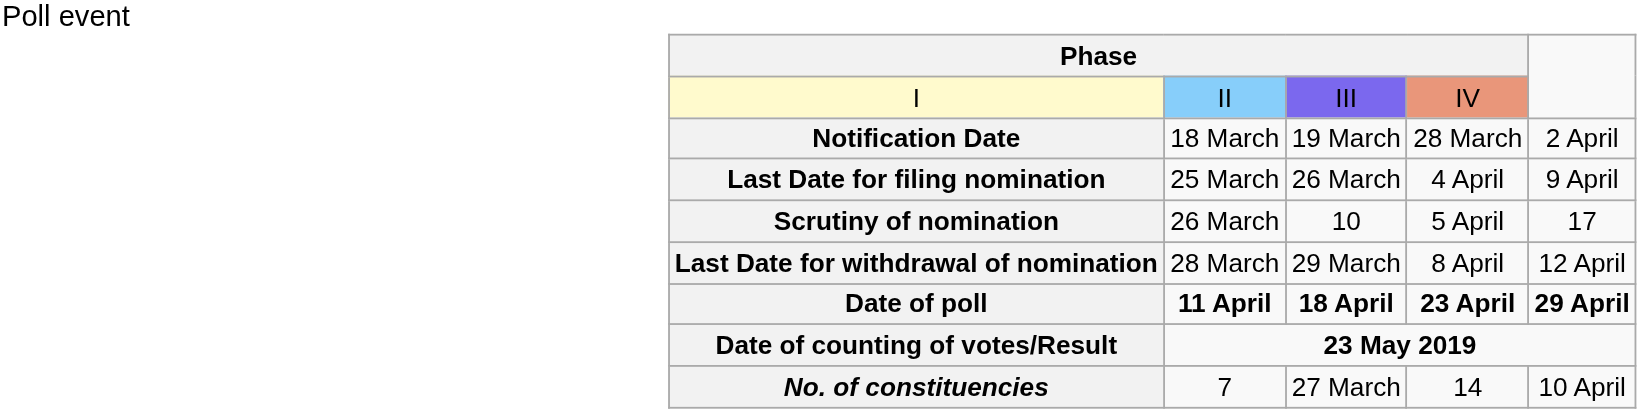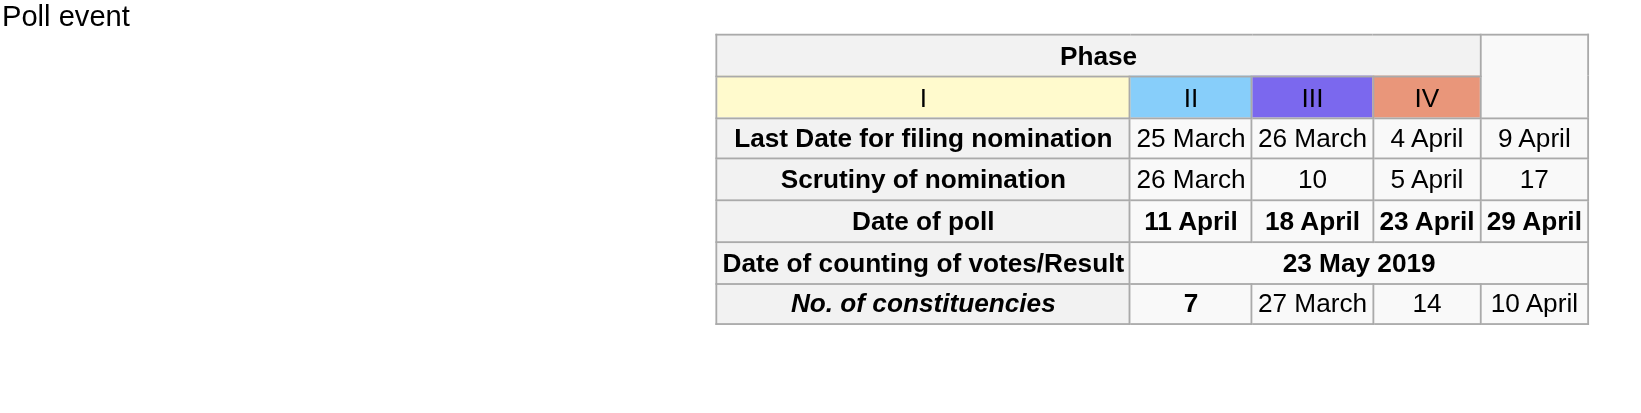- row: (916, 138)
- row: (916, 262)
(1225, 387) normal -> (1191, 304) bold
